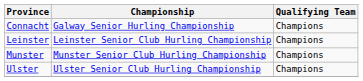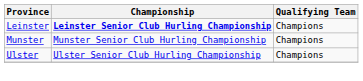- row: (28, 26)
(162, 40) normal -> (162, 26) bold
